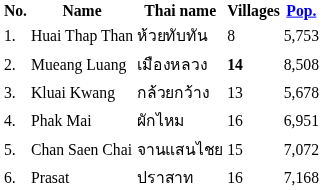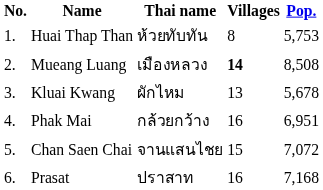(173, 93) กล้วยกว้าง -> (161, 93) ผักไหม
(161, 121) ผักไหม -> (173, 121) กล้วยกว้าง
